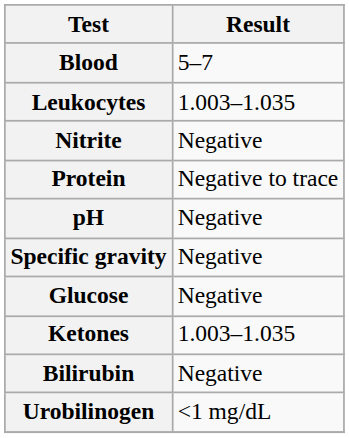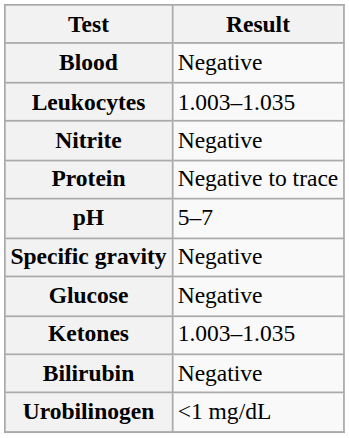(195, 62) 5–7 -> (220, 62) Negative
(220, 217) Negative -> (195, 217) 5–7
